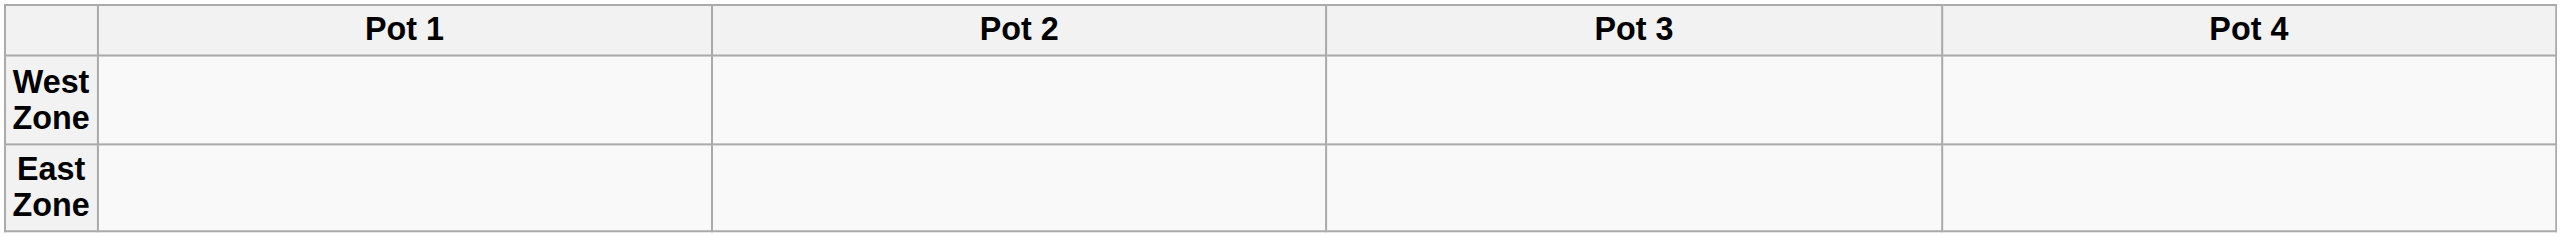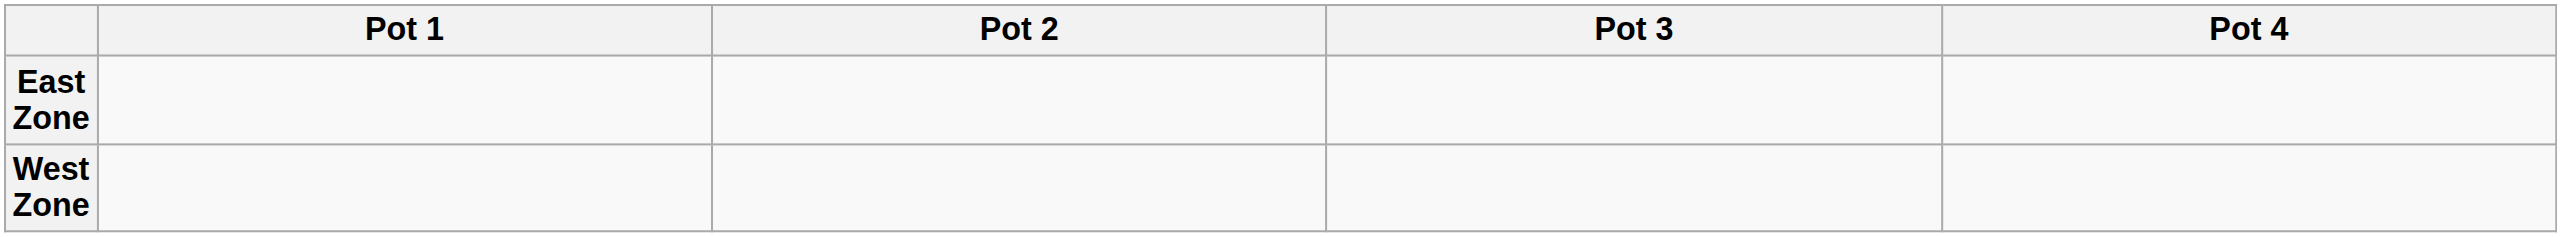rows swapped: (51, 99) <-> (51, 187)
